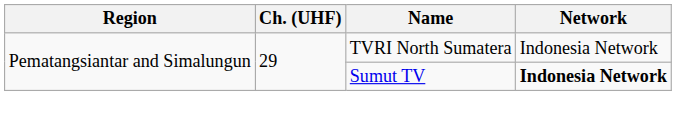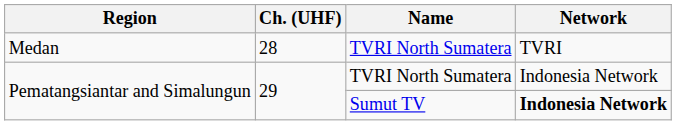+ row: (34, 47)
